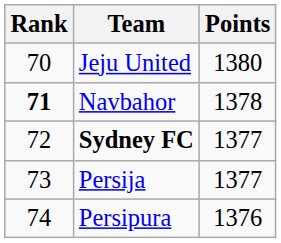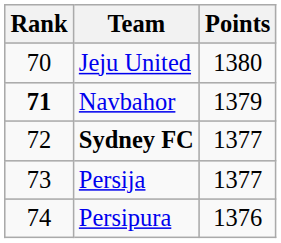(238, 101) 1378 -> (238, 101) 1379
